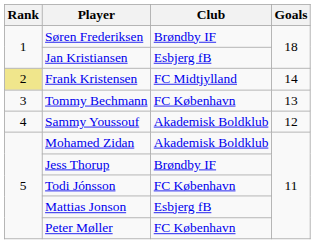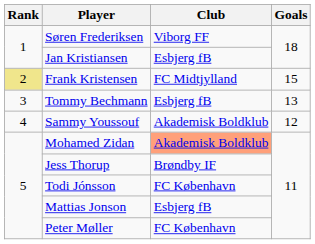(185, 36) Brøndby IF -> (181, 36) Viborg FF
(291, 79) 14 -> (291, 79) 15
(195, 100) FC København -> (183, 100) Esbjerg fB
(211, 143) no background -> (211, 143) lightsalmon background
